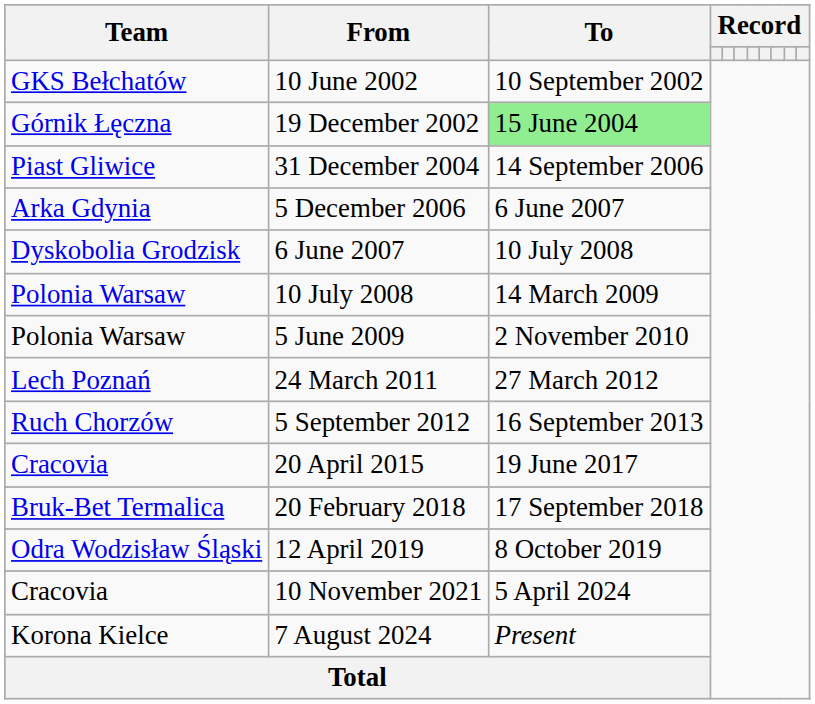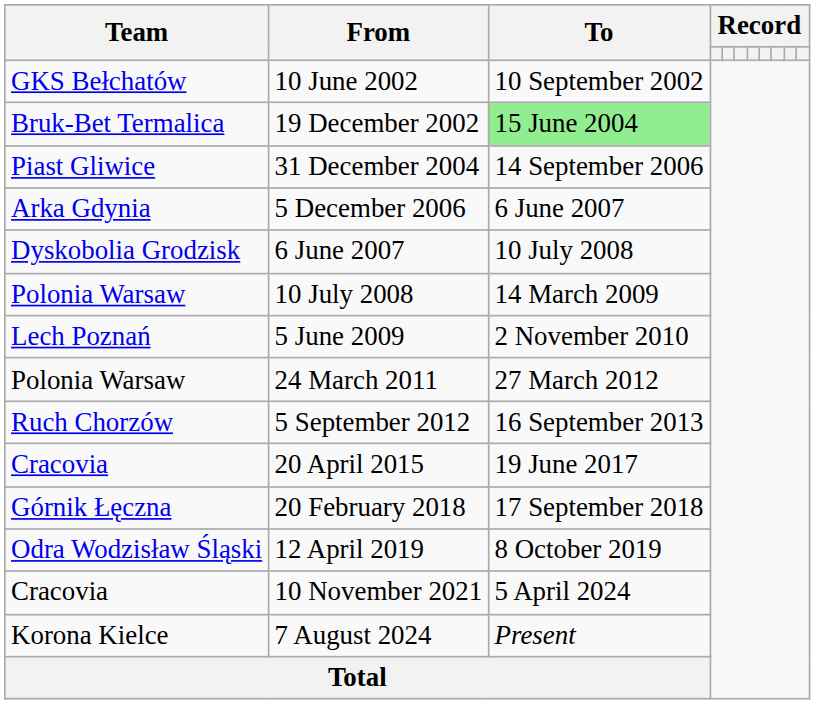(91, 123) Górnik Łęczna -> (118, 123) Bruk-Bet Termalica
(98, 336) Polonia Warsaw -> (81, 336) Lech Poznań
(81, 379) Lech Poznań -> (98, 379) Polonia Warsaw
(118, 507) Bruk-Bet Termalica -> (91, 507) Górnik Łęczna
